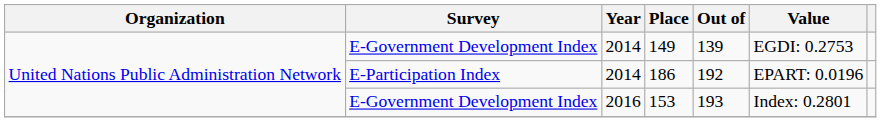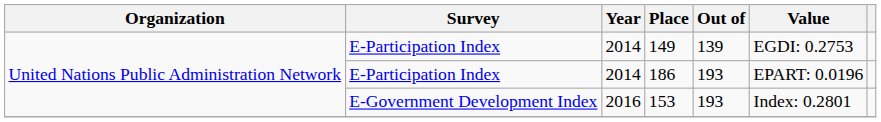(473, 46) E-Government Development Index -> (425, 46) E-Participation Index
(710, 74) 192 -> (710, 74) 193
